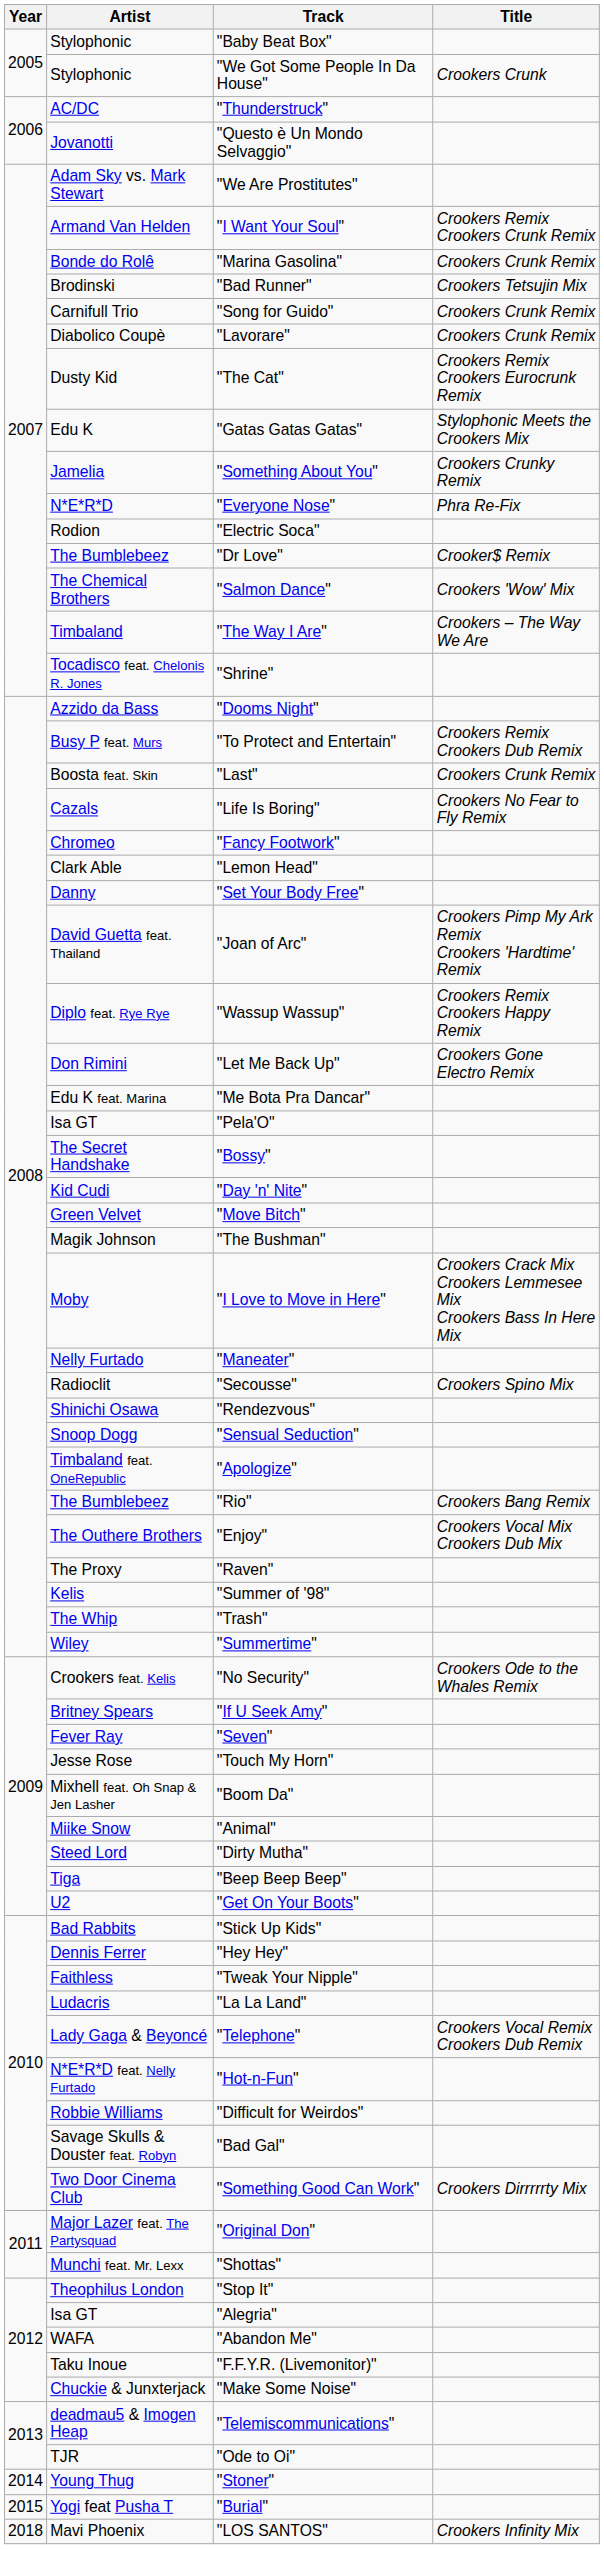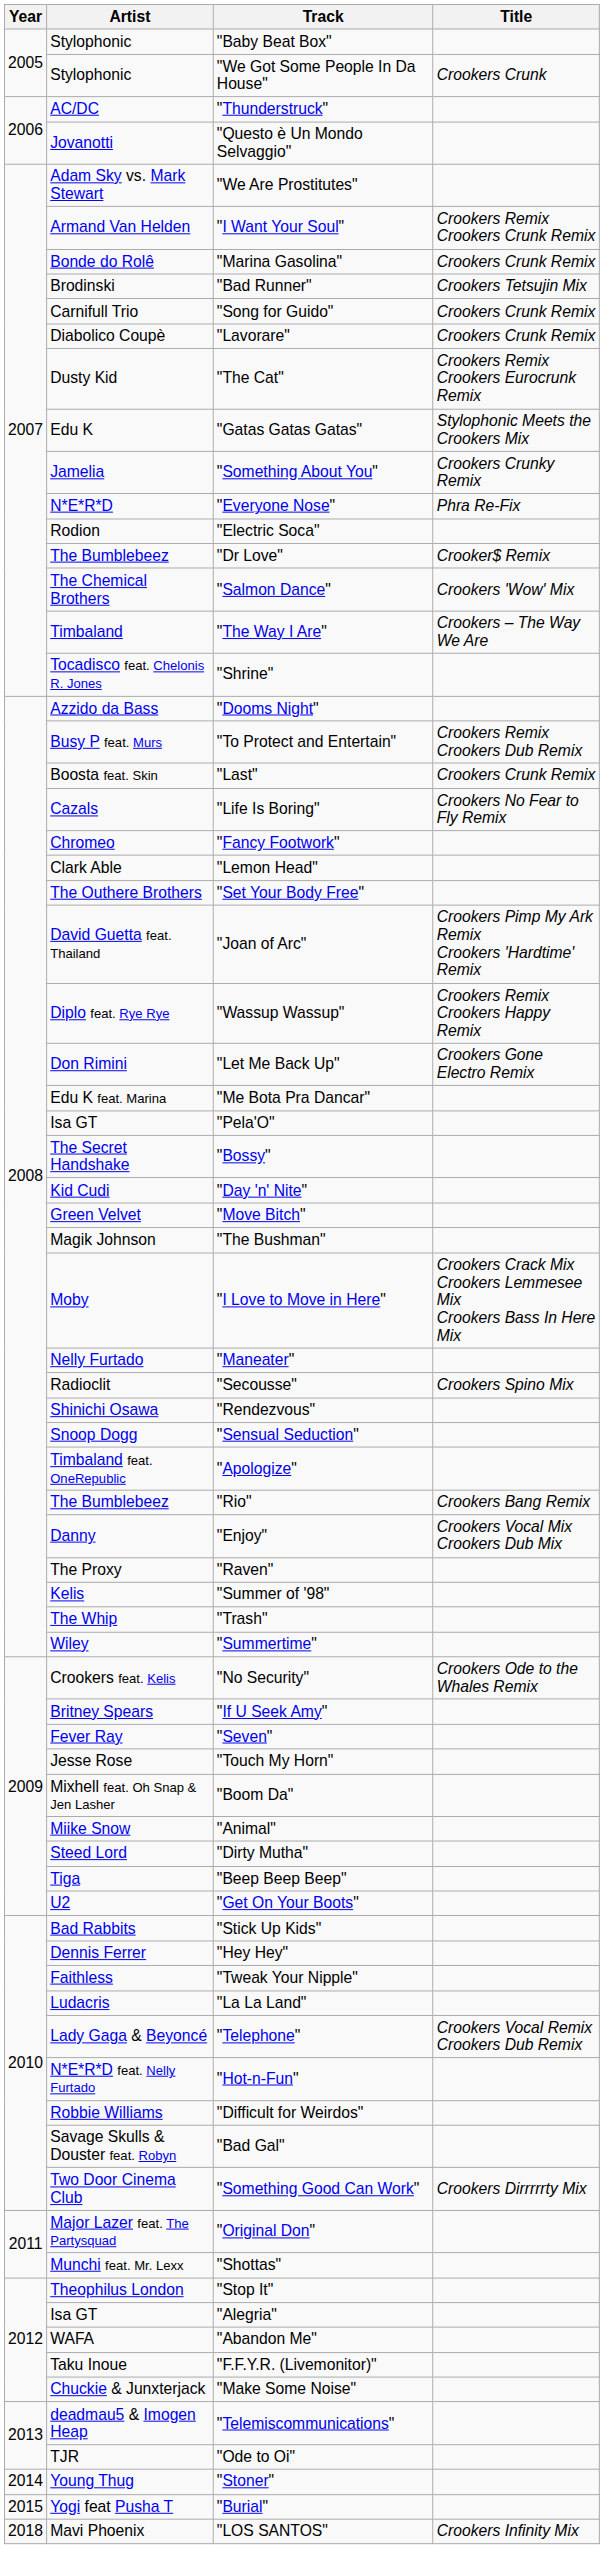(73, 892) Danny -> (126, 892) The Outhere Brothers
(126, 1536) The Outhere Brothers -> (73, 1536) Danny
